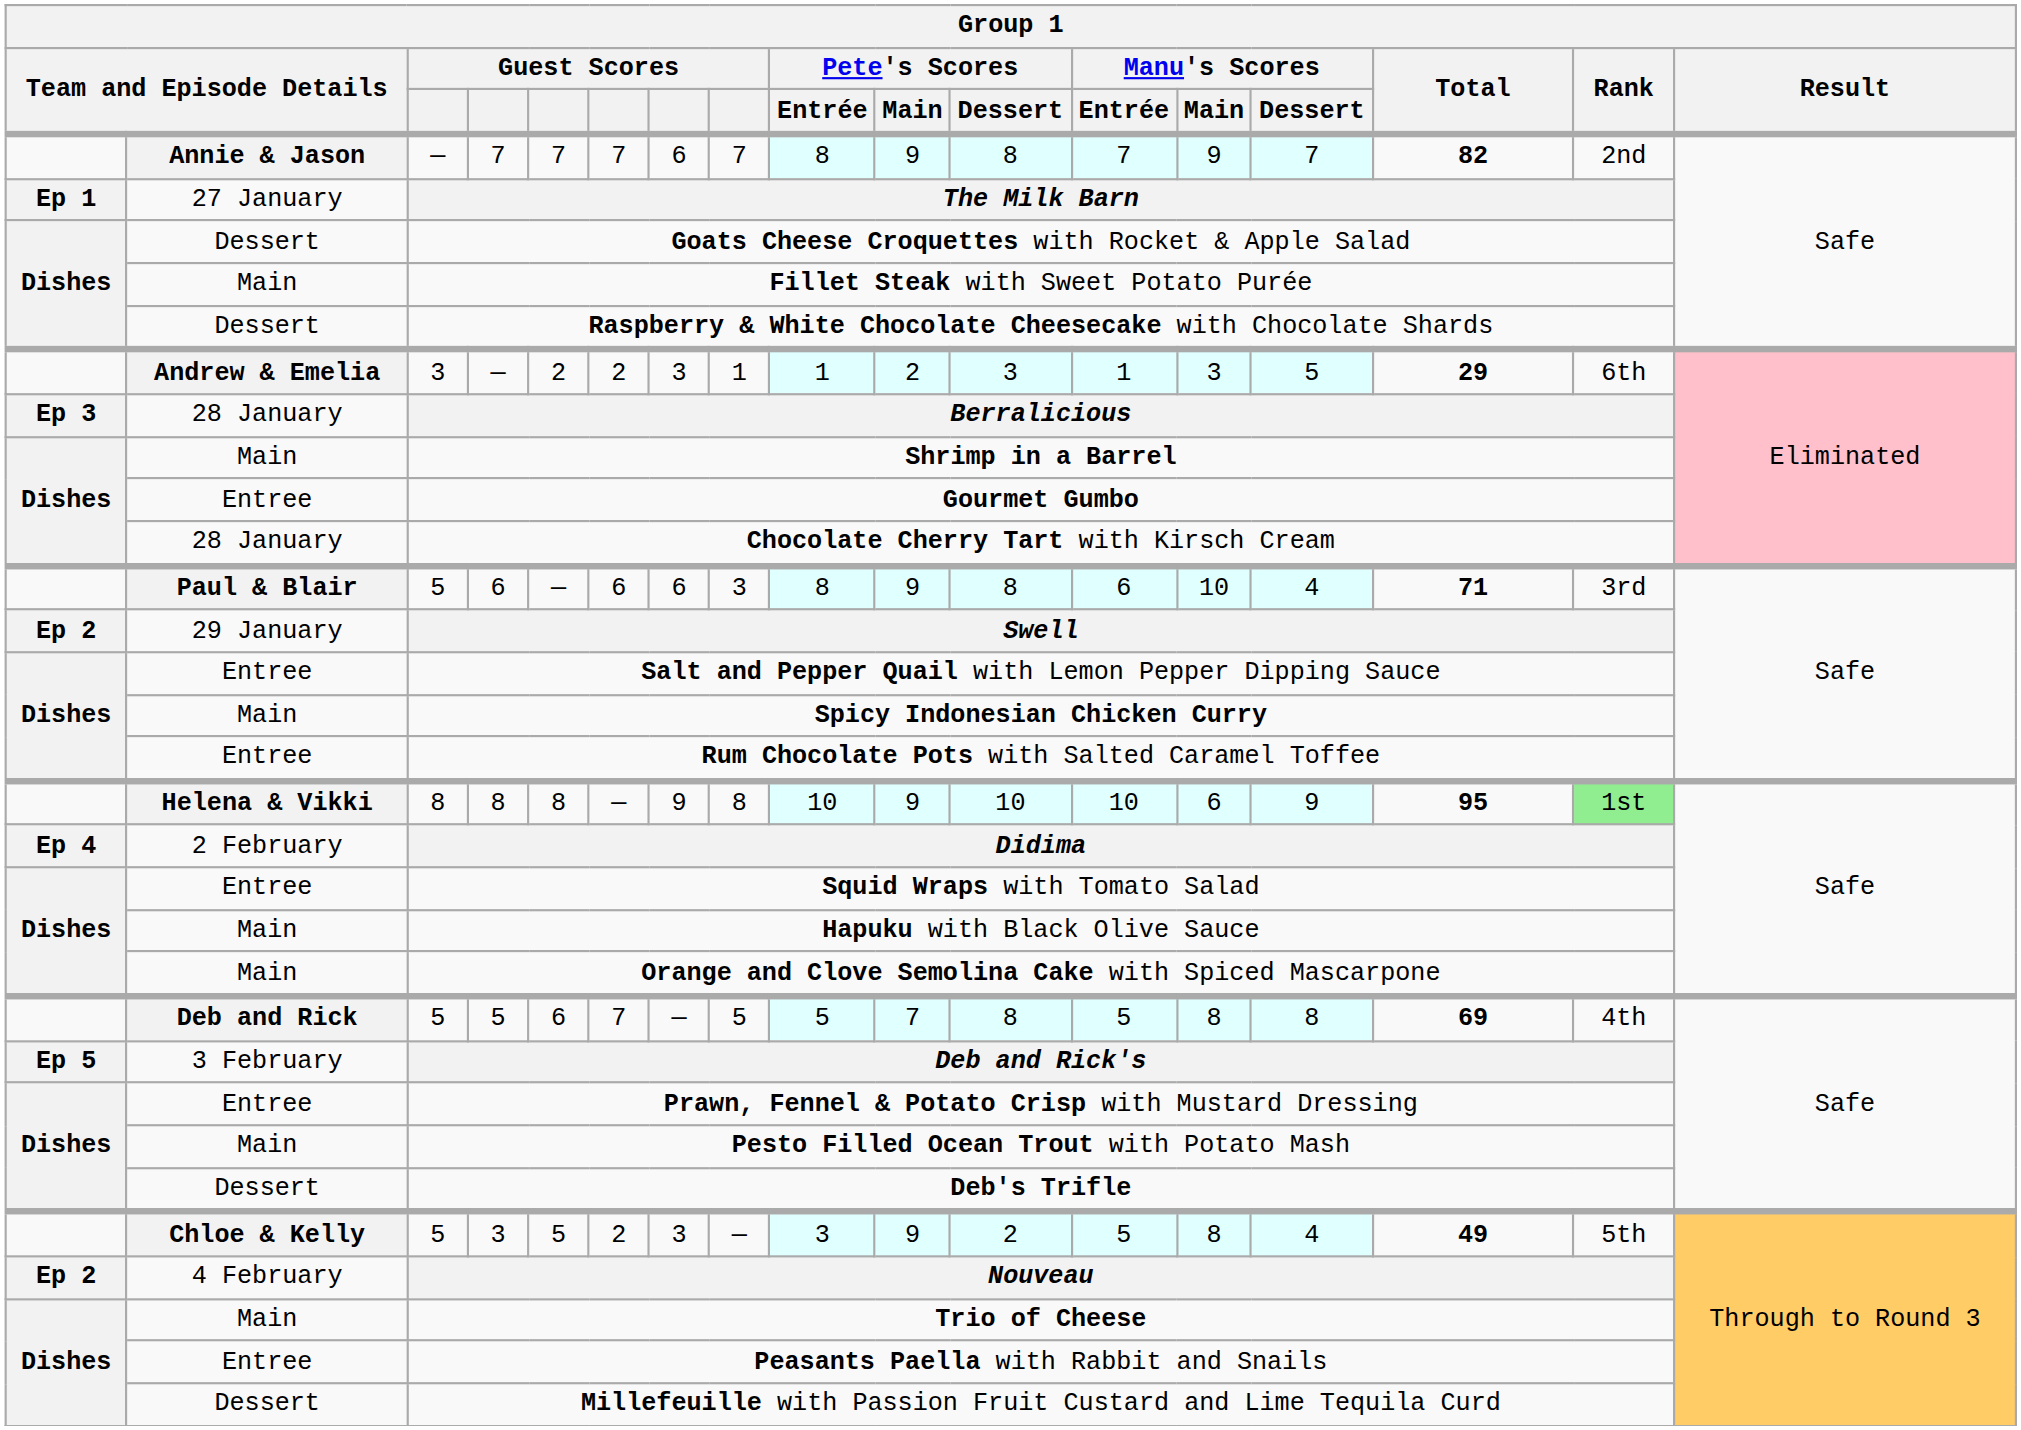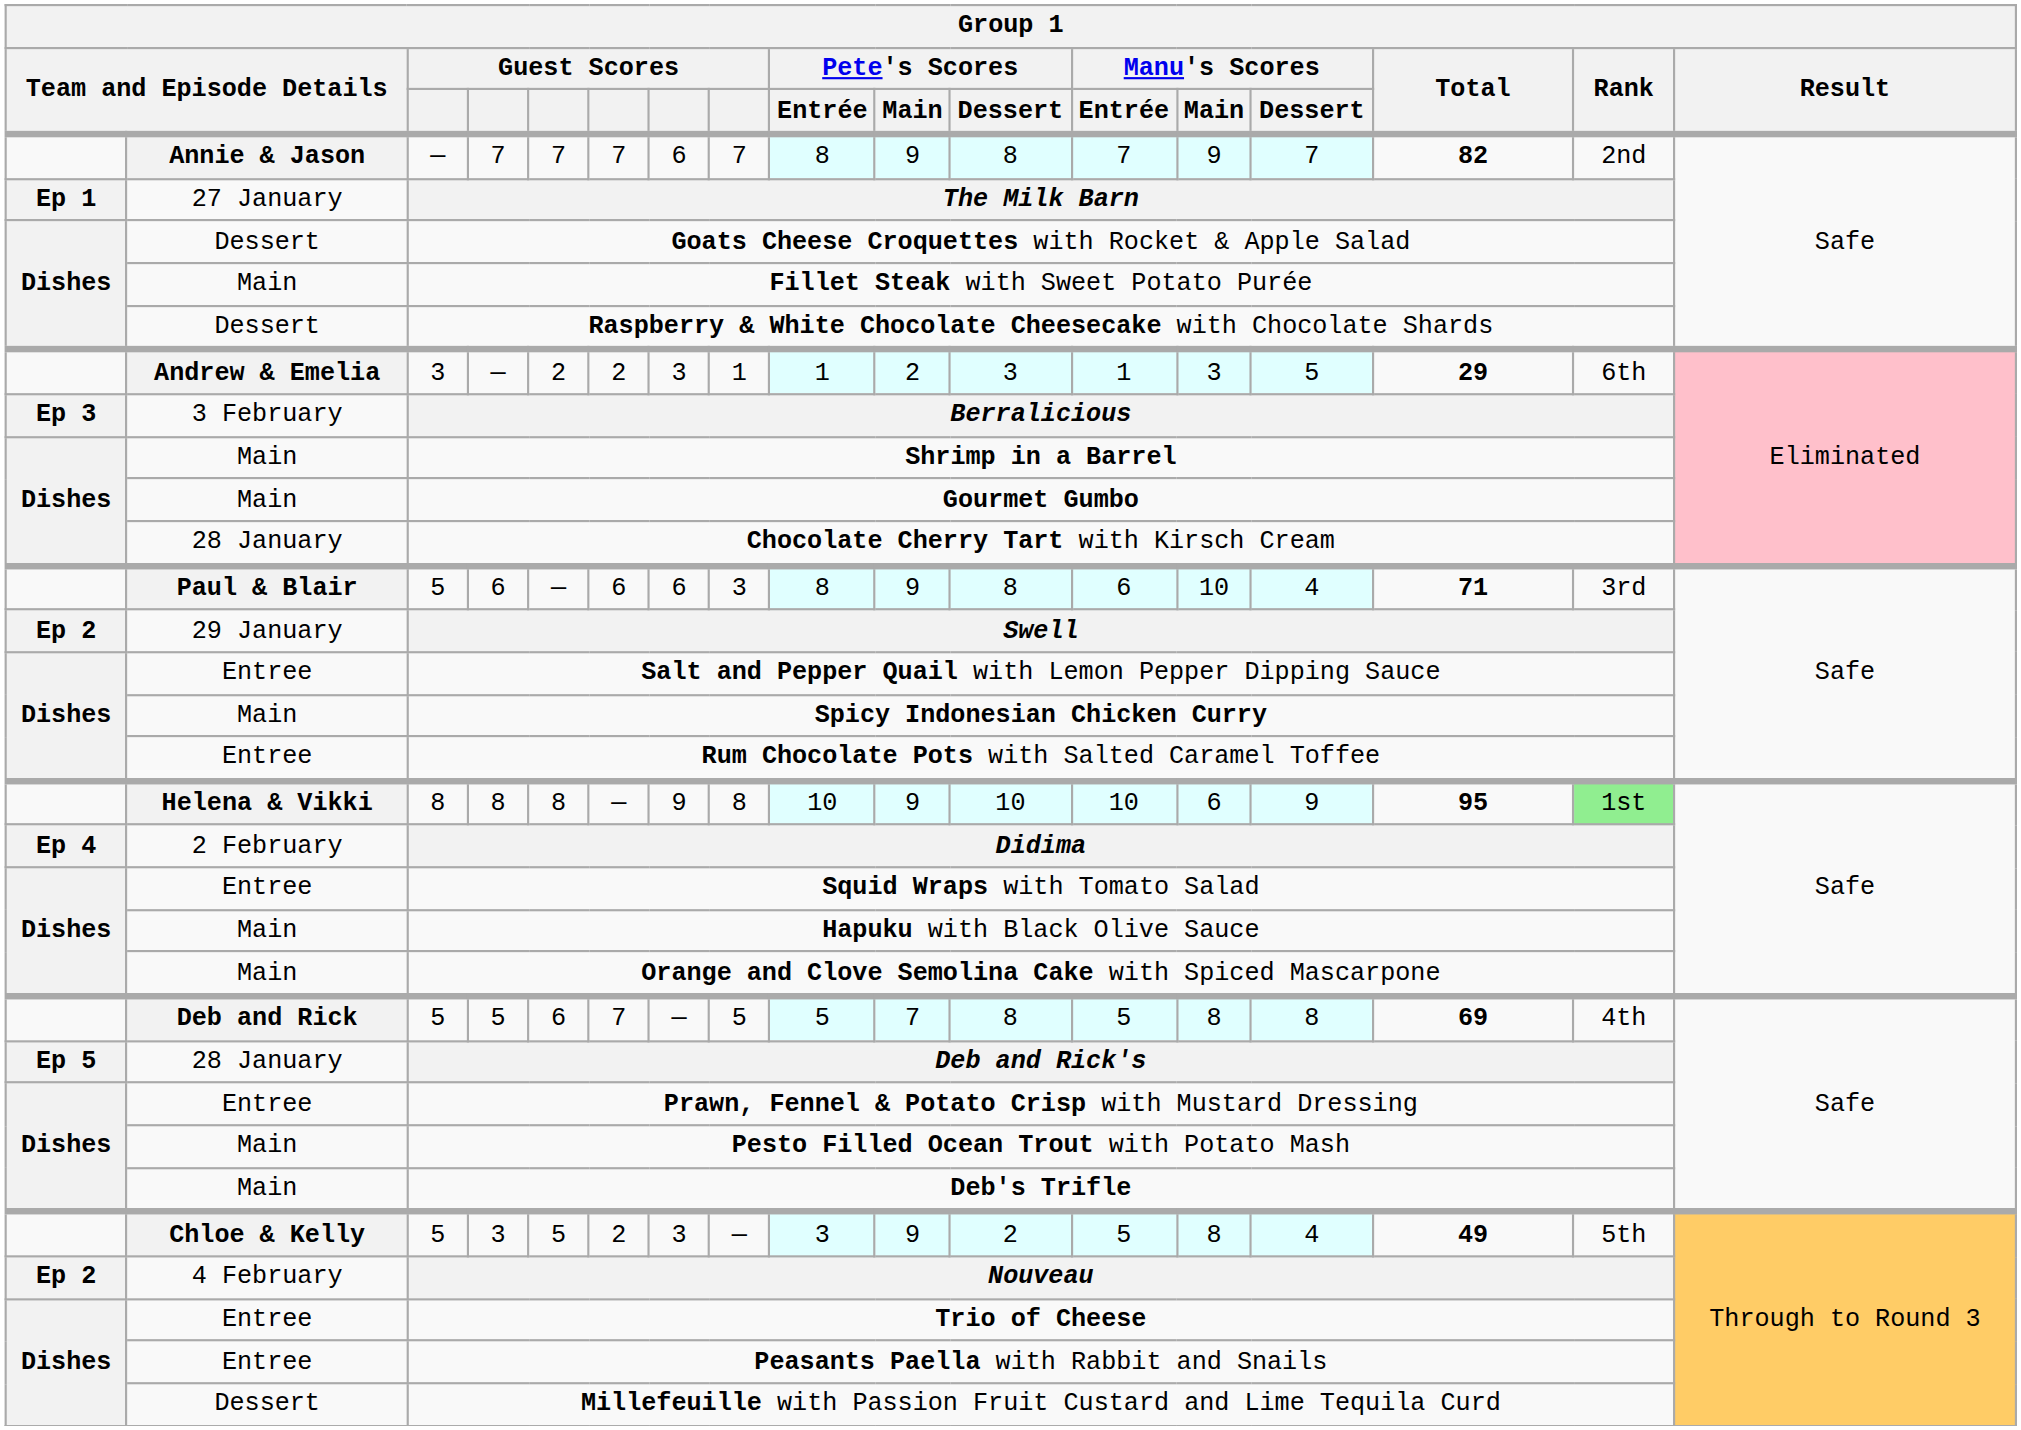(267, 415) 28 January -> (267, 415) 3 February
(267, 499) Entree -> (267, 499) Main
(267, 1062) 3 February -> (267, 1062) 28 January
(267, 1188) Dessert -> (267, 1188) Main
(267, 1320) Main -> (267, 1320) Entree
